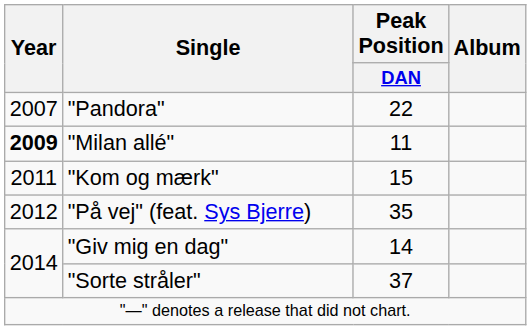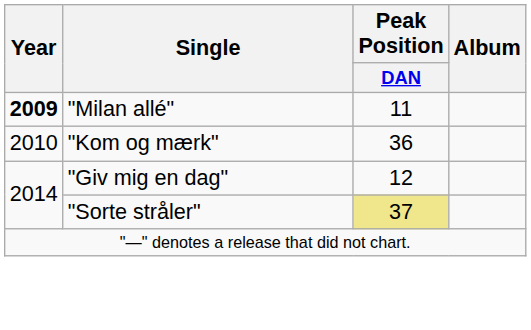- row: (116, 109)
(34, 177) 2011 -> (34, 143) 2010
(401, 177) 15 -> (401, 143) 36
- row: (189, 211)
(401, 246) 14 -> (401, 177) 12
(401, 280) no background -> (401, 211) khaki background
